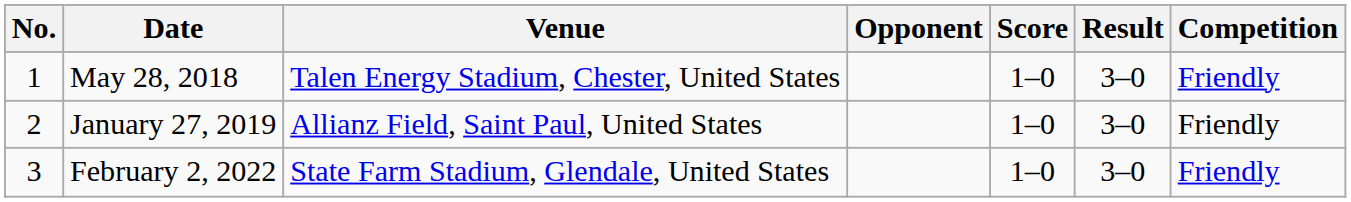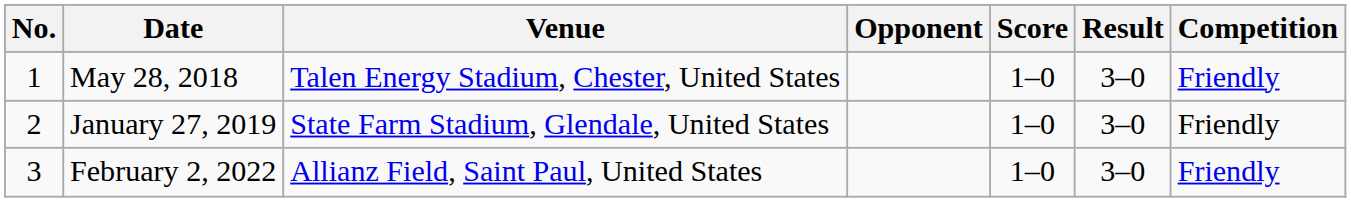(526, 123) Allianz Field, Saint Paul, United States -> (560, 123) State Farm Stadium, Glendale, United States
(560, 171) State Farm Stadium, Glendale, United States -> (526, 171) Allianz Field, Saint Paul, United States
